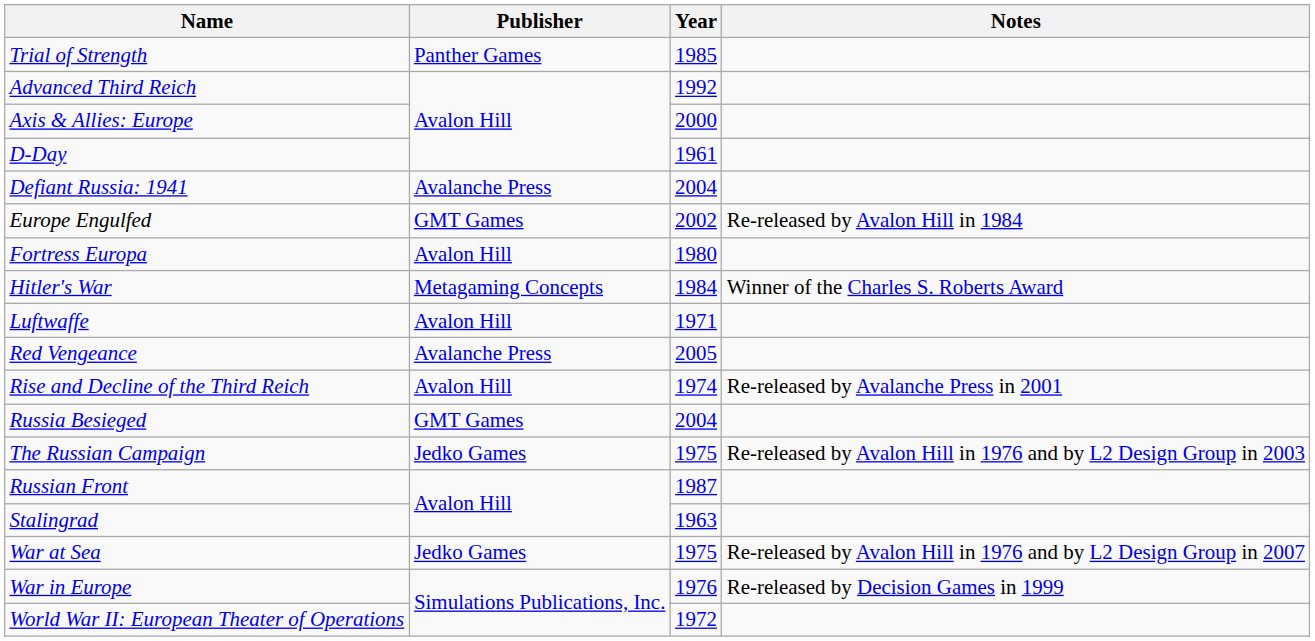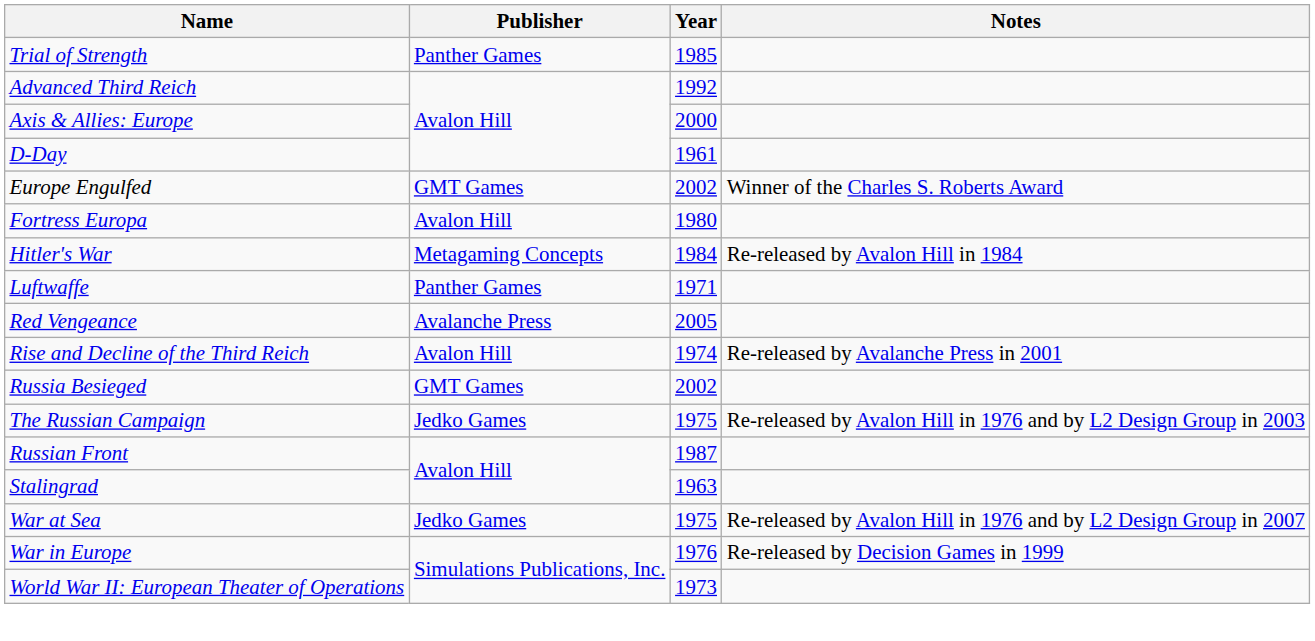- row: (99, 187)
(875, 220) Re-released by Avalon Hill in 1984 -> (895, 187) Winner of the Charles S. Roberts Award
(895, 287) Winner of the Charles S. Roberts Award -> (875, 253) Re-released by Avalon Hill in 1984
(463, 320) Avalon Hill -> (478, 287) Panther Games
(696, 420) 2004 -> (696, 386) 2002
(696, 619) 1972 -> (696, 586) 1973
